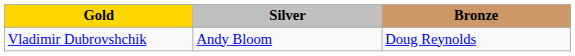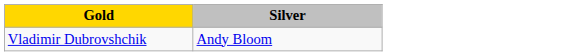- column: (476, 16)
